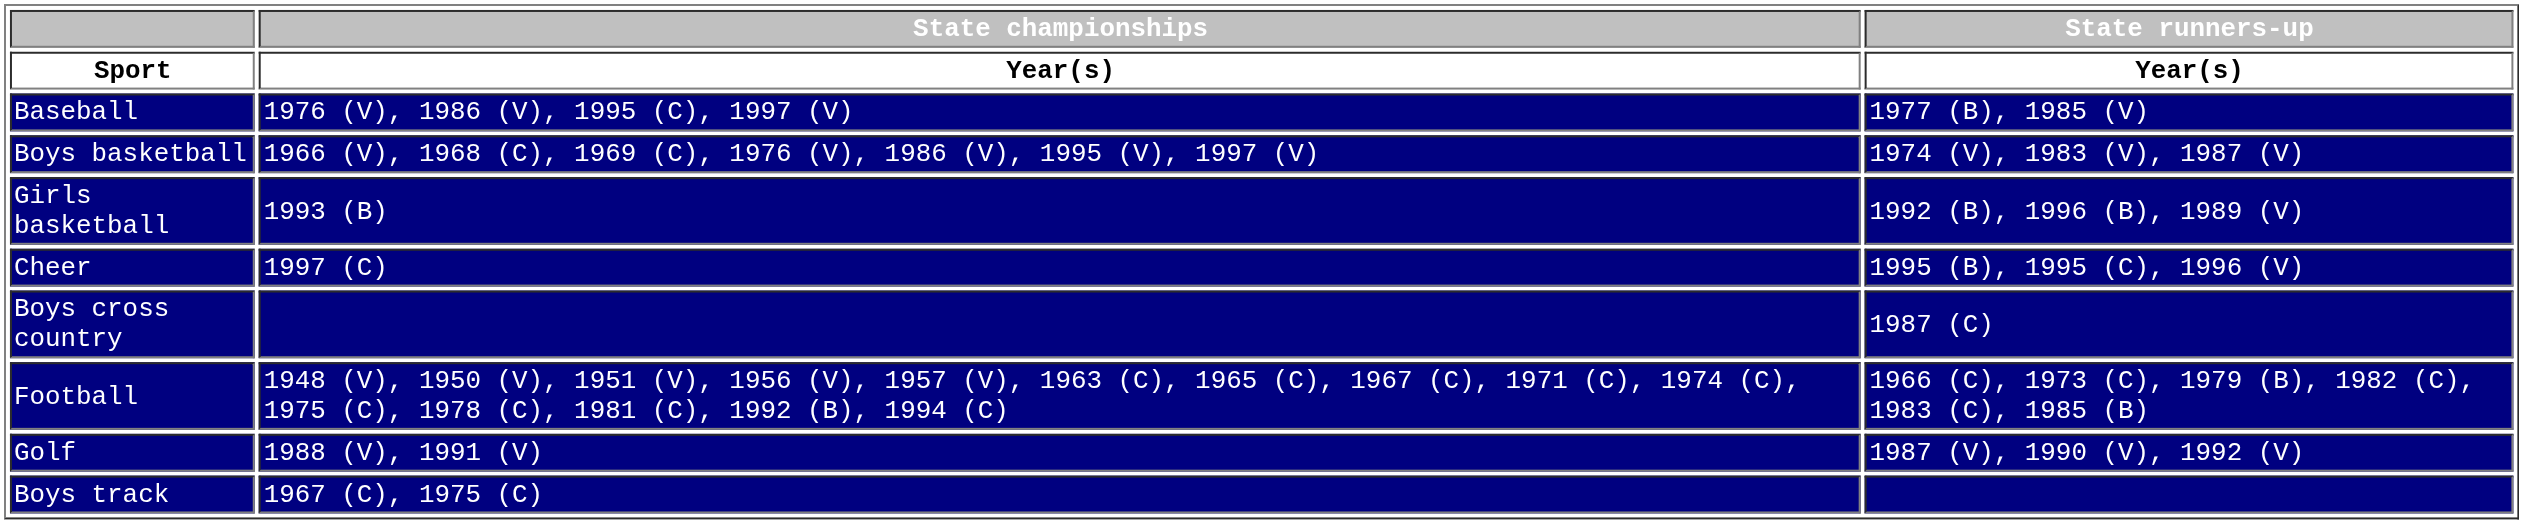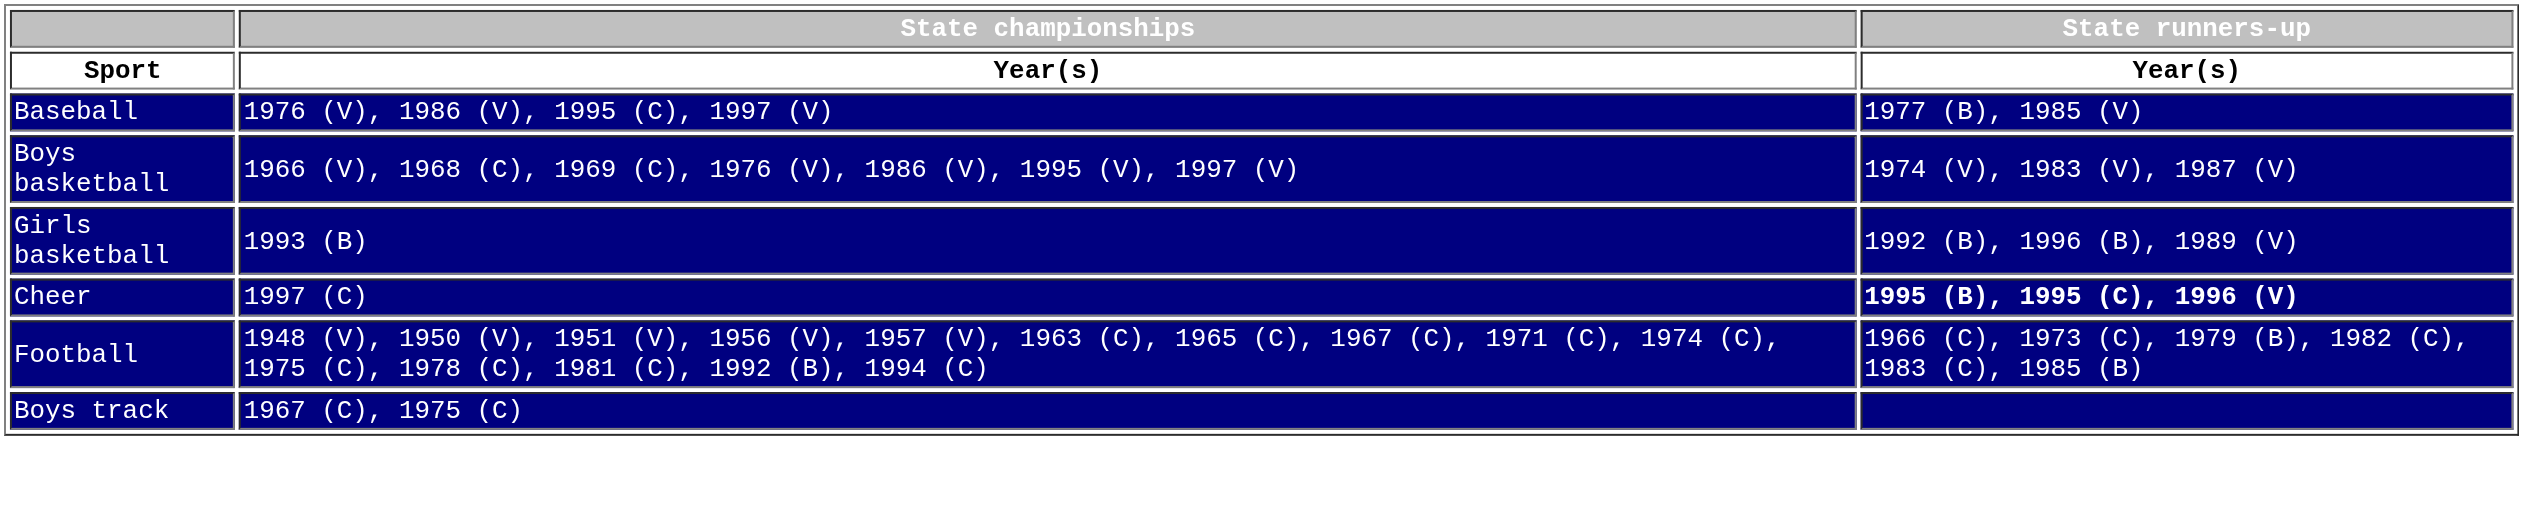(2087, 268) normal -> (2081, 298) bold
- row: (92, 324)
- row: (45, 453)
